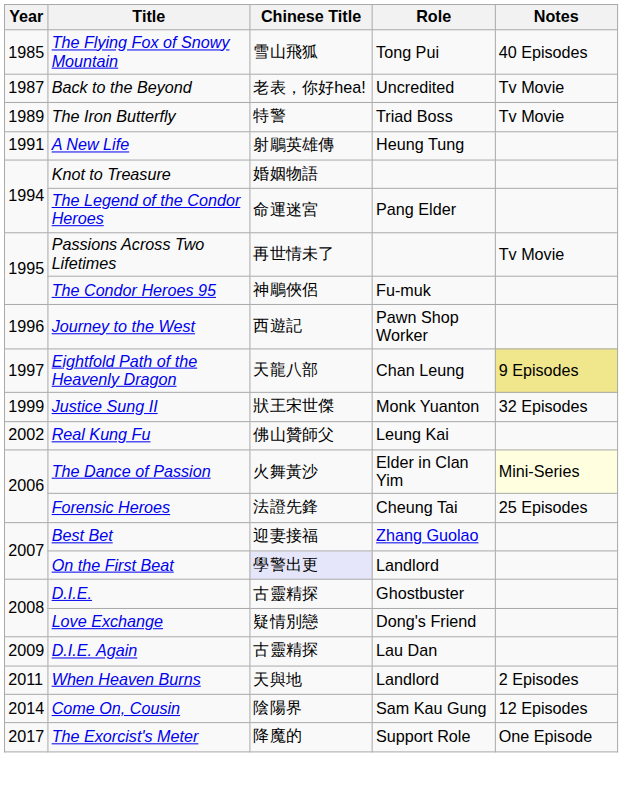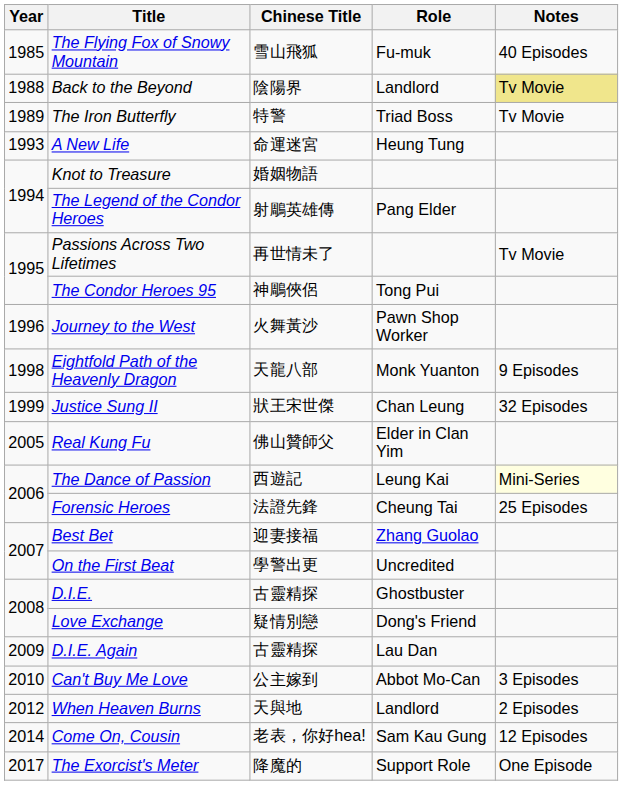(408, 52) Tong Pui -> (403, 52) Fu-muk
(26, 88) 1987 -> (26, 88) 1988
(310, 87) 老表，你好hea! -> (278, 87) 陰陽界
(415, 88) Uncredited -> (408, 88) Landlord
(531, 88) no background -> (531, 88) khaki background
(26, 145) 1991 -> (26, 145) 1993
(294, 145) 射鵰英雄傳 -> (286, 145) 命運迷宮
(286, 209) 命運迷宮 -> (294, 209) 射鵰英雄傳
(403, 290) Fu-muk -> (408, 290) Tong Pui
(278, 326) 西遊記 -> (286, 326) 火舞黃沙
(26, 370) 1997 -> (26, 370) 1998
(420, 370) Chan Leung -> (428, 370) Monk Yuanton
(539, 370) khaki background -> (539, 370) no background
(428, 406) Monk Yuanton -> (420, 406) Chan Leung
(26, 435) 2002 -> (26, 443) 2005
(412, 435) Leung Kai -> (422, 443) Elder in Clan Yim
(286, 471) 火舞黃沙 -> (278, 478) 西遊記
(422, 471) Elder in Clan Yim -> (412, 479) Leung Kai
(286, 564) lavender background -> (286, 564) no background
(408, 565) Landlord -> (415, 565) Uncredited
+ row: (120, 679)
(26, 679) 2011 -> (26, 708) 2012
(278, 708) 陰陽界 -> (310, 736) 老表，你好hea!
